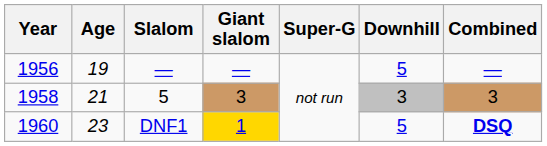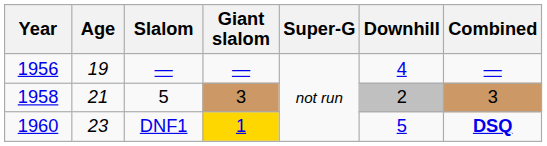(402, 68) 5 -> (402, 68) 4
(402, 97) 3 -> (402, 97) 2
